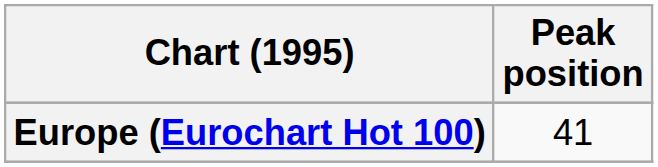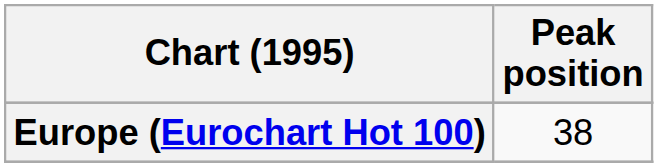(573, 131) 41 -> (573, 131) 38
